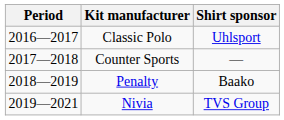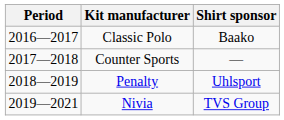(236, 37) Uhlsport -> (236, 37) Baako
(236, 81) Baako -> (236, 81) Uhlsport
